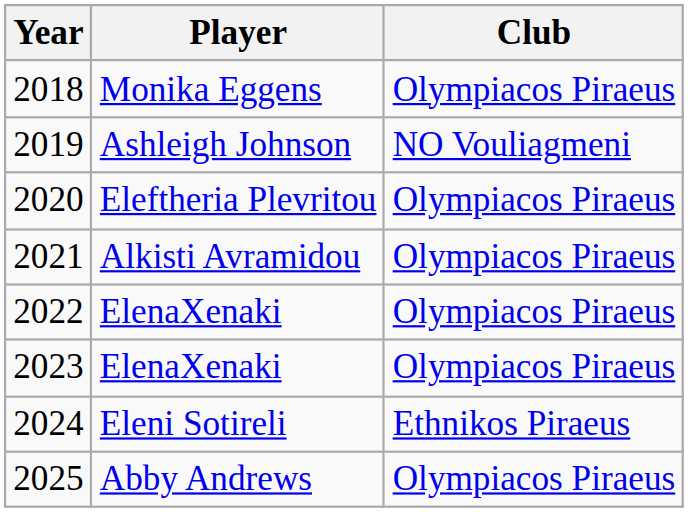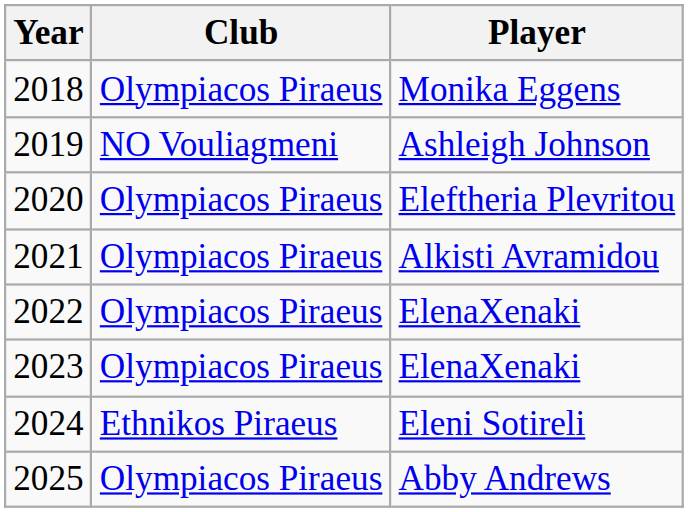columns swapped: (238, 32) <-> (534, 32)
